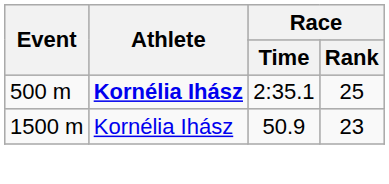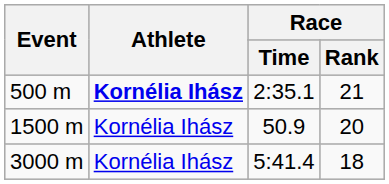(352, 92) 25 -> (352, 92) 21
(352, 127) 23 -> (352, 127) 20
+ row: (47, 162)
